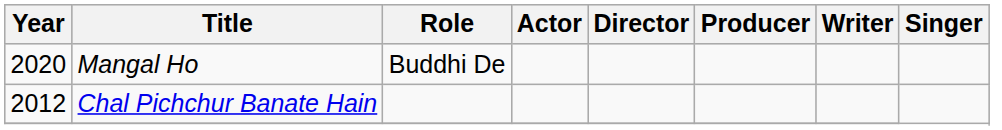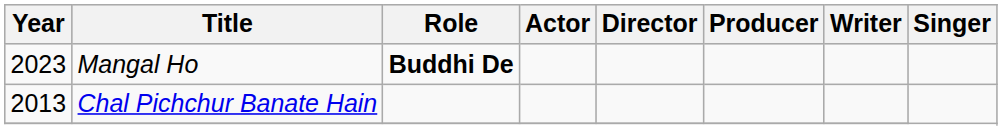(38, 63) 2020 -> (38, 63) 2023
(447, 63) normal -> (451, 63) bold
(38, 103) 2012 -> (38, 103) 2013
